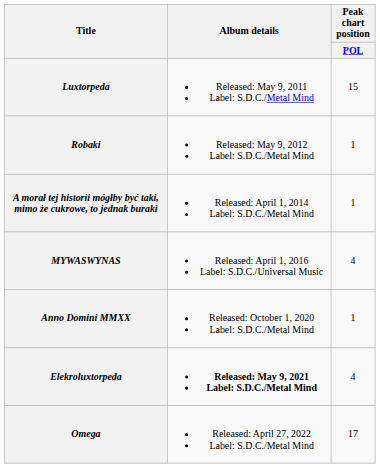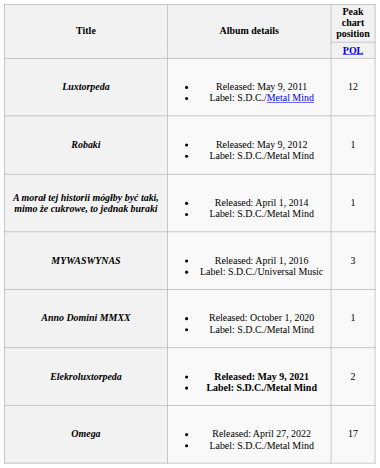(353, 87) 15 -> (353, 87) 12
(353, 260) 4 -> (353, 260) 3
(353, 376) 4 -> (353, 376) 2
